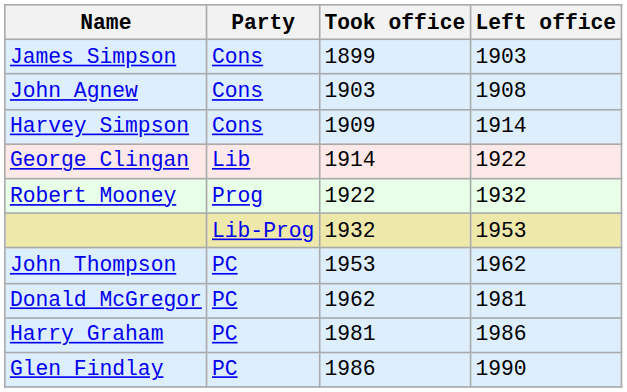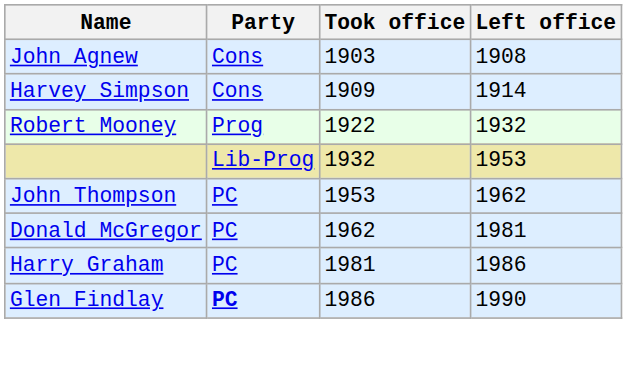- row: (93, 57)
- row: (99, 161)
(225, 370) normal -> (225, 300) bold
